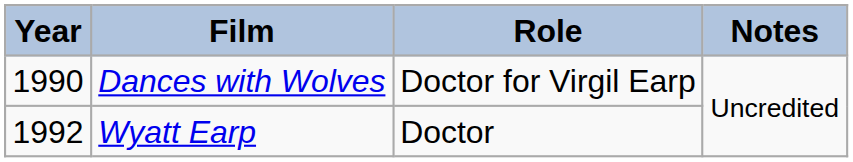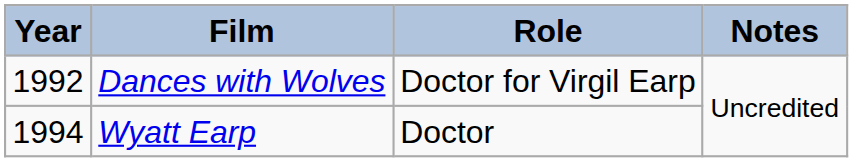(48, 81) 1990 -> (48, 81) 1992
(48, 132) 1992 -> (48, 132) 1994
